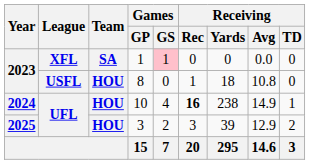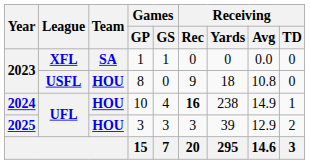(166, 59) pink background -> (166, 59) no background
(193, 81) 1 -> (193, 81) 9
(166, 125) 2 -> (166, 125) 3
